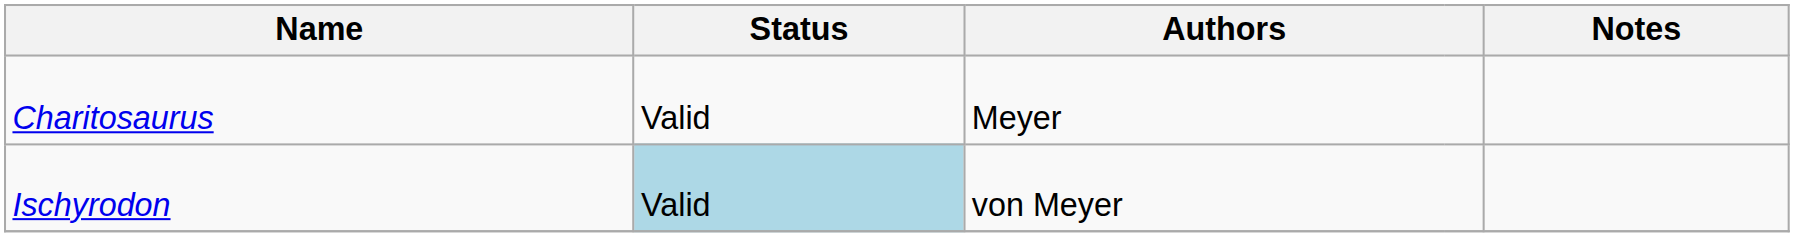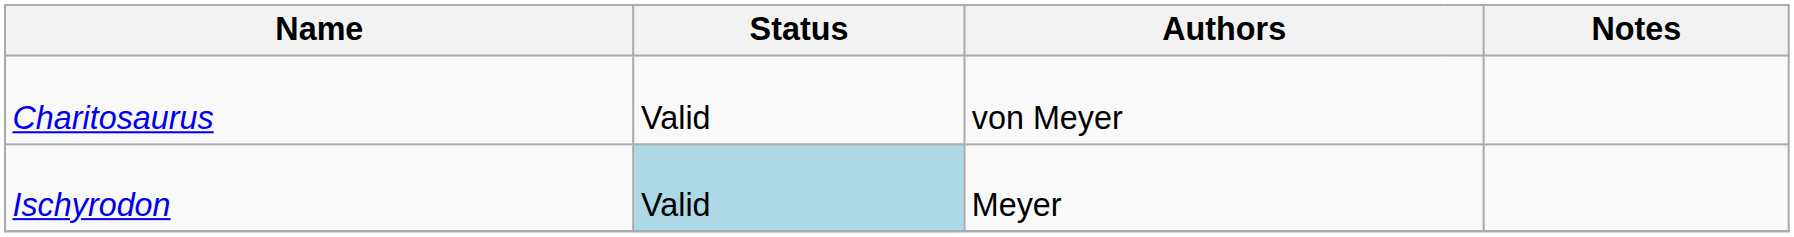(1017, 117) Meyer -> (1047, 117) von Meyer
(1047, 205) von Meyer -> (1017, 205) Meyer
